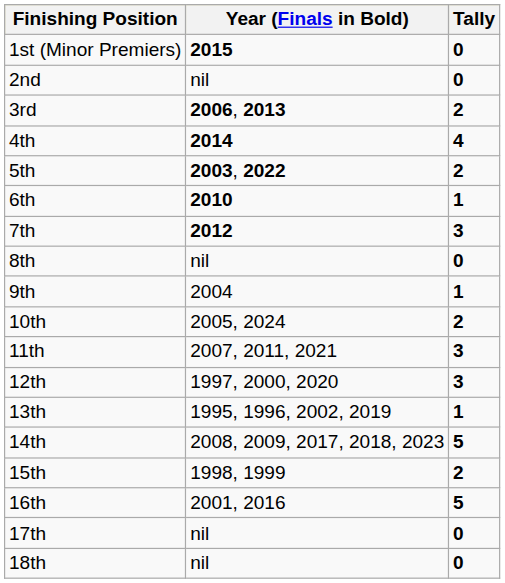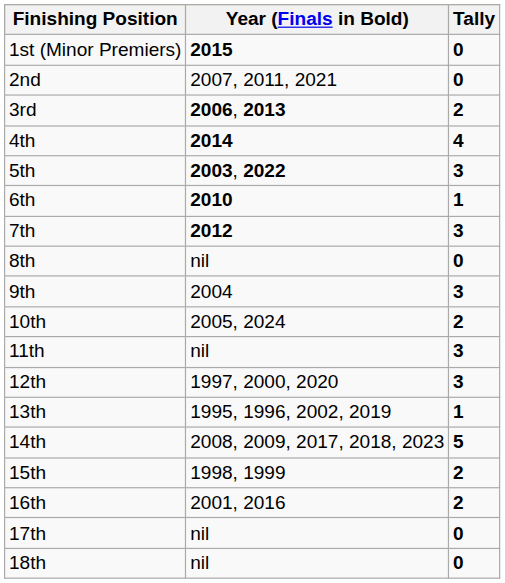(200, 79) nil -> (264, 79) 2007, 2011, 2021
(458, 170) 2 -> (458, 170) 3
(458, 291) 1 -> (458, 291) 3
(264, 351) 2007, 2011, 2021 -> (200, 351) nil
(458, 502) 5 -> (458, 502) 2
